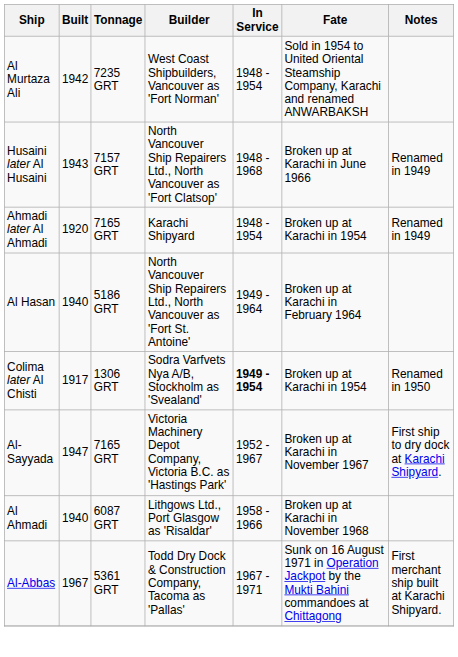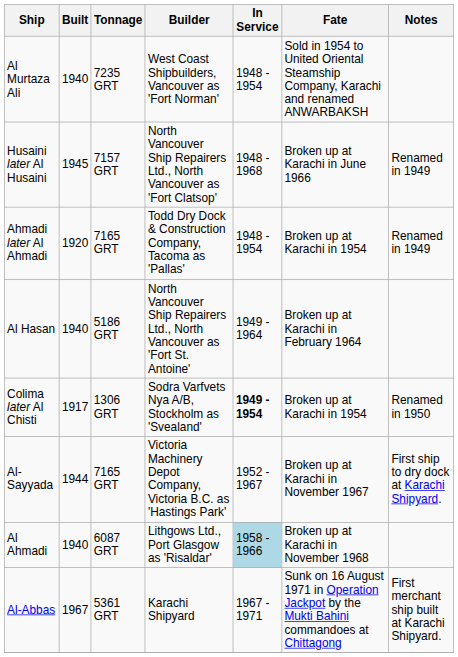(75, 79) 1942 -> (75, 79) 1940
(75, 164) 1943 -> (75, 164) 1945
(171, 230) Karachi Shipyard -> (187, 243) Todd Dry Dock & Construction Company, Tacoma as 'Pallas'
(75, 452) 1947 -> (75, 479) 1944
(253, 518) no background -> (253, 544) lightblue background
(187, 583) Todd Dry Dock & Construction Company, Tacoma as 'Pallas' -> (171, 610) Karachi Shipyard
